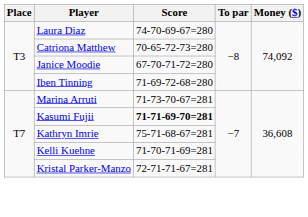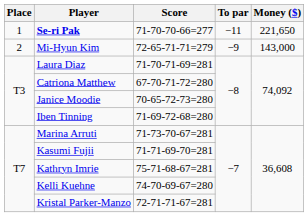+ row: (58, 30)
+ row: (68, 47)
(174, 30) 74-70-69-67=280 -> (174, 64) 71-70-71-69=281
(174, 47) 70-65-72-73=280 -> (174, 82) 67-70-71-72=280
(174, 64) 67-70-71-72=280 -> (174, 99) 70-65-72-73=280
(174, 116) bold -> (174, 151) normal
(174, 151) 71-70-71-69=281 -> (174, 185) 74-70-69-67=280
